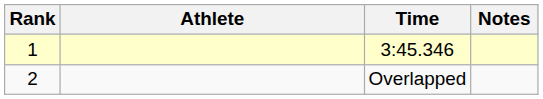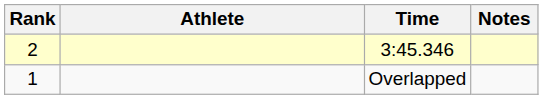(33, 49) 1 -> (33, 49) 2
(33, 79) 2 -> (33, 79) 1
